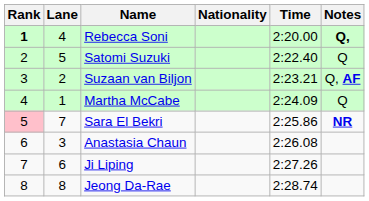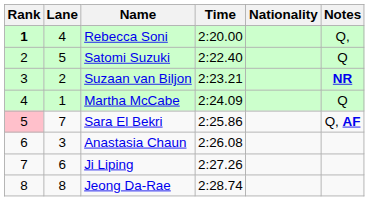columns swapped: (232, 15) <-> (295, 15)
(343, 36) bold -> (343, 36) normal
(343, 79) Q, AF -> (343, 79) NR
(343, 121) NR -> (343, 121) Q, AF
